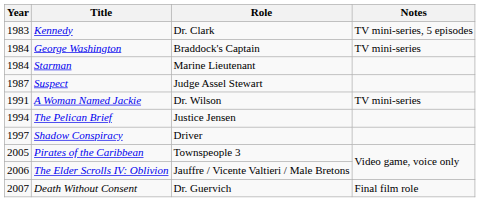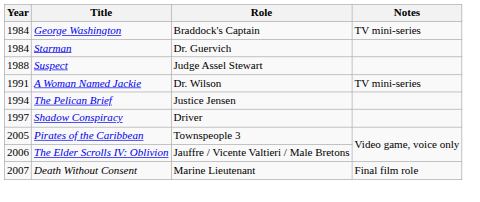- row: (53, 30)
(214, 65) Marine Lieutenant -> (202, 48) Dr. Guervich
(18, 83) 1987 -> (18, 65) 1988
(202, 188) Dr. Guervich -> (214, 170) Marine Lieutenant
